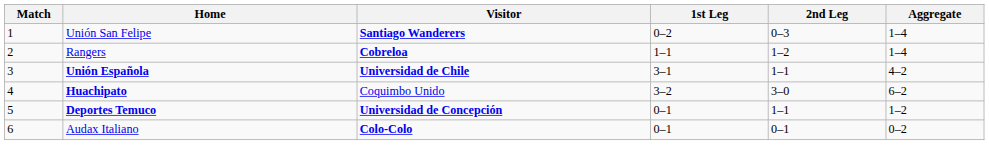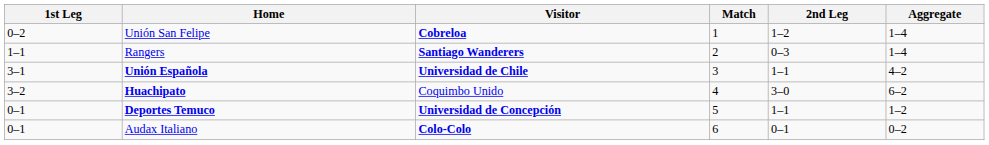columns swapped: (34, 14) <-> (709, 14)
(412, 33) Santiago Wanderers -> (442, 33) Cobreloa
(780, 33) 0–3 -> (780, 33) 1–2
(384, 52) Cobreloa -> (471, 52) Santiago Wanderers
(780, 52) 1–2 -> (780, 52) 0–3
